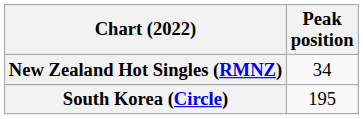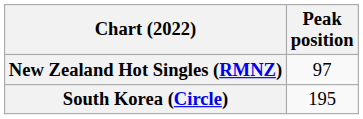(322, 69) 34 -> (322, 69) 97
